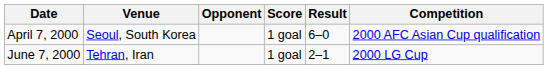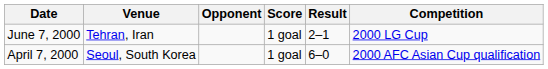rows swapped: (43, 34) <-> (44, 54)
